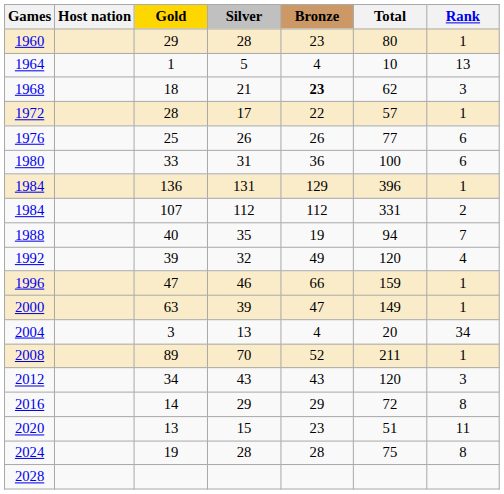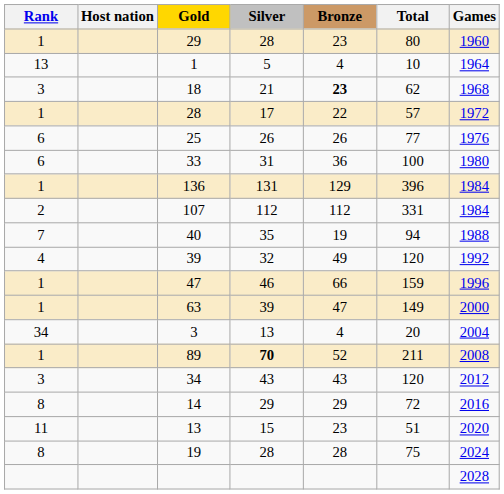columns swapped: (30, 17) <-> (463, 17)
(244, 356) normal -> (267, 356) bold
